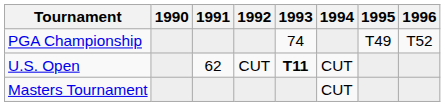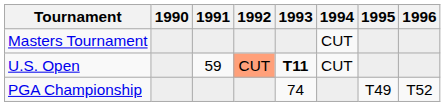rows swapped: (78, 90) <-> (75, 41)
(213, 65) 62 -> (213, 65) 59
(254, 65) no background -> (254, 65) lightsalmon background
